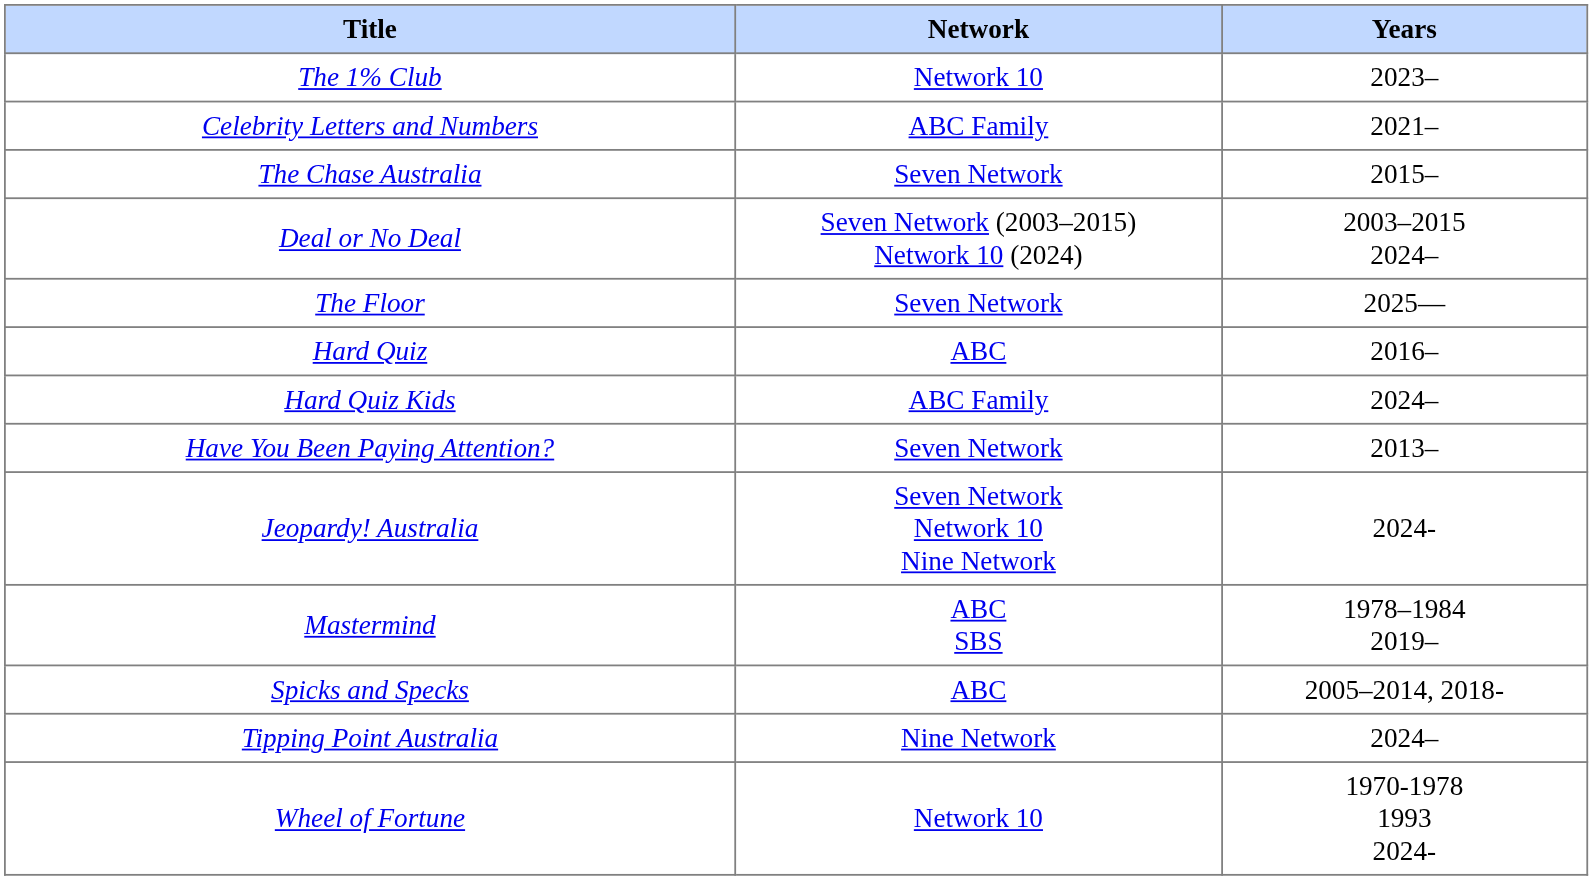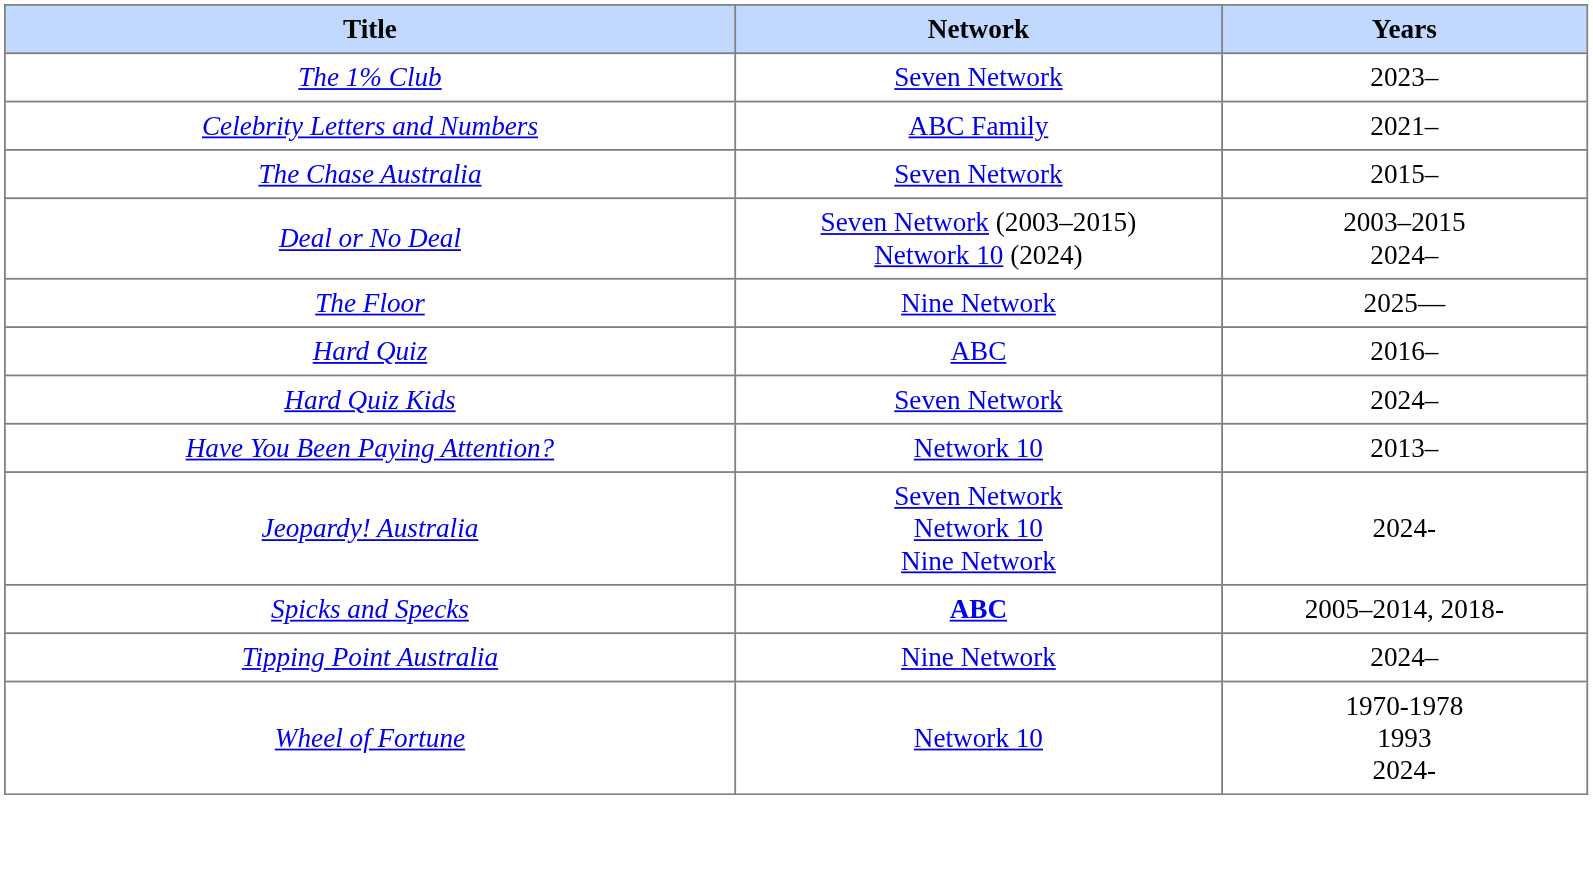(978, 76) Network 10 -> (978, 76) Seven Network
(978, 302) Seven Network -> (978, 302) Nine Network
(978, 399) ABC Family -> (978, 399) Seven Network
(978, 447) Seven Network -> (978, 447) Network 10
- row: (370, 624)
(978, 689) normal -> (978, 608) bold
